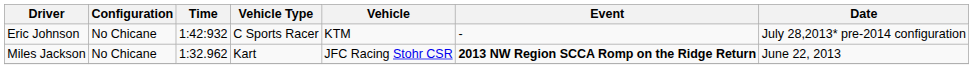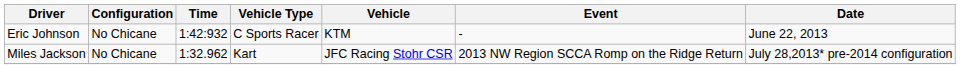(864, 34) July 28,2013* pre-2014 configuration -> (788, 34) June 22, 2013
(607, 53) bold -> (601, 53) normal
(801, 53) June 22, 2013 -> (851, 53) July 28,2013* pre-2014 configuration
